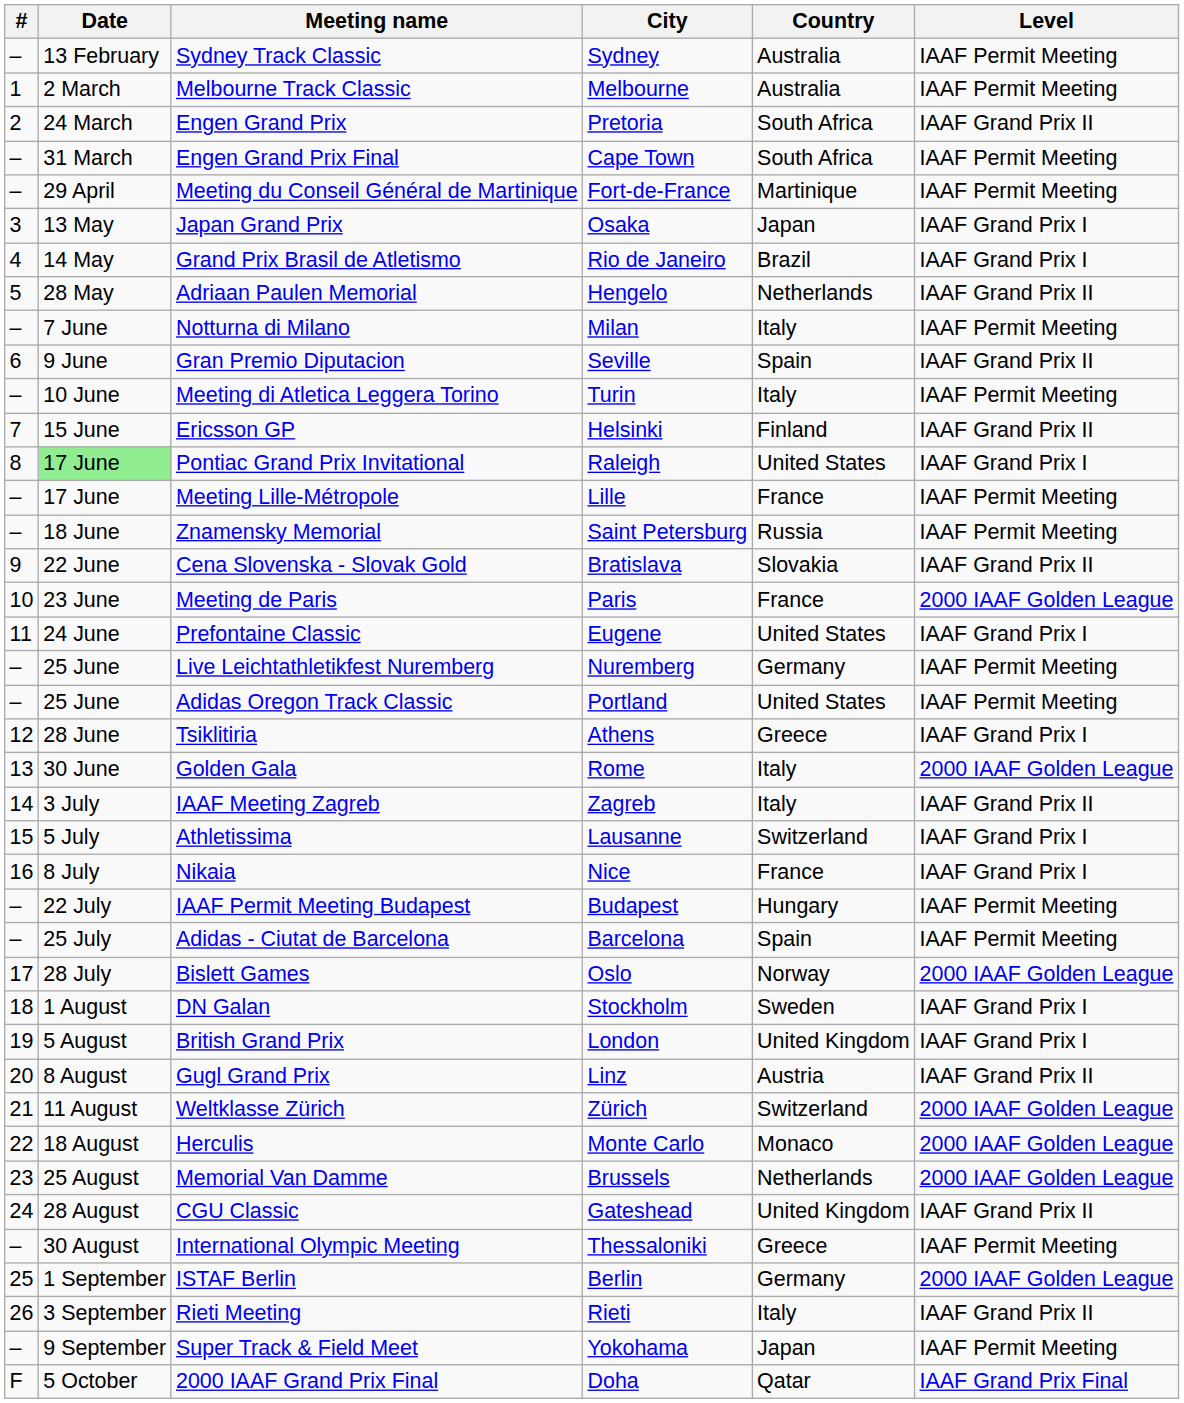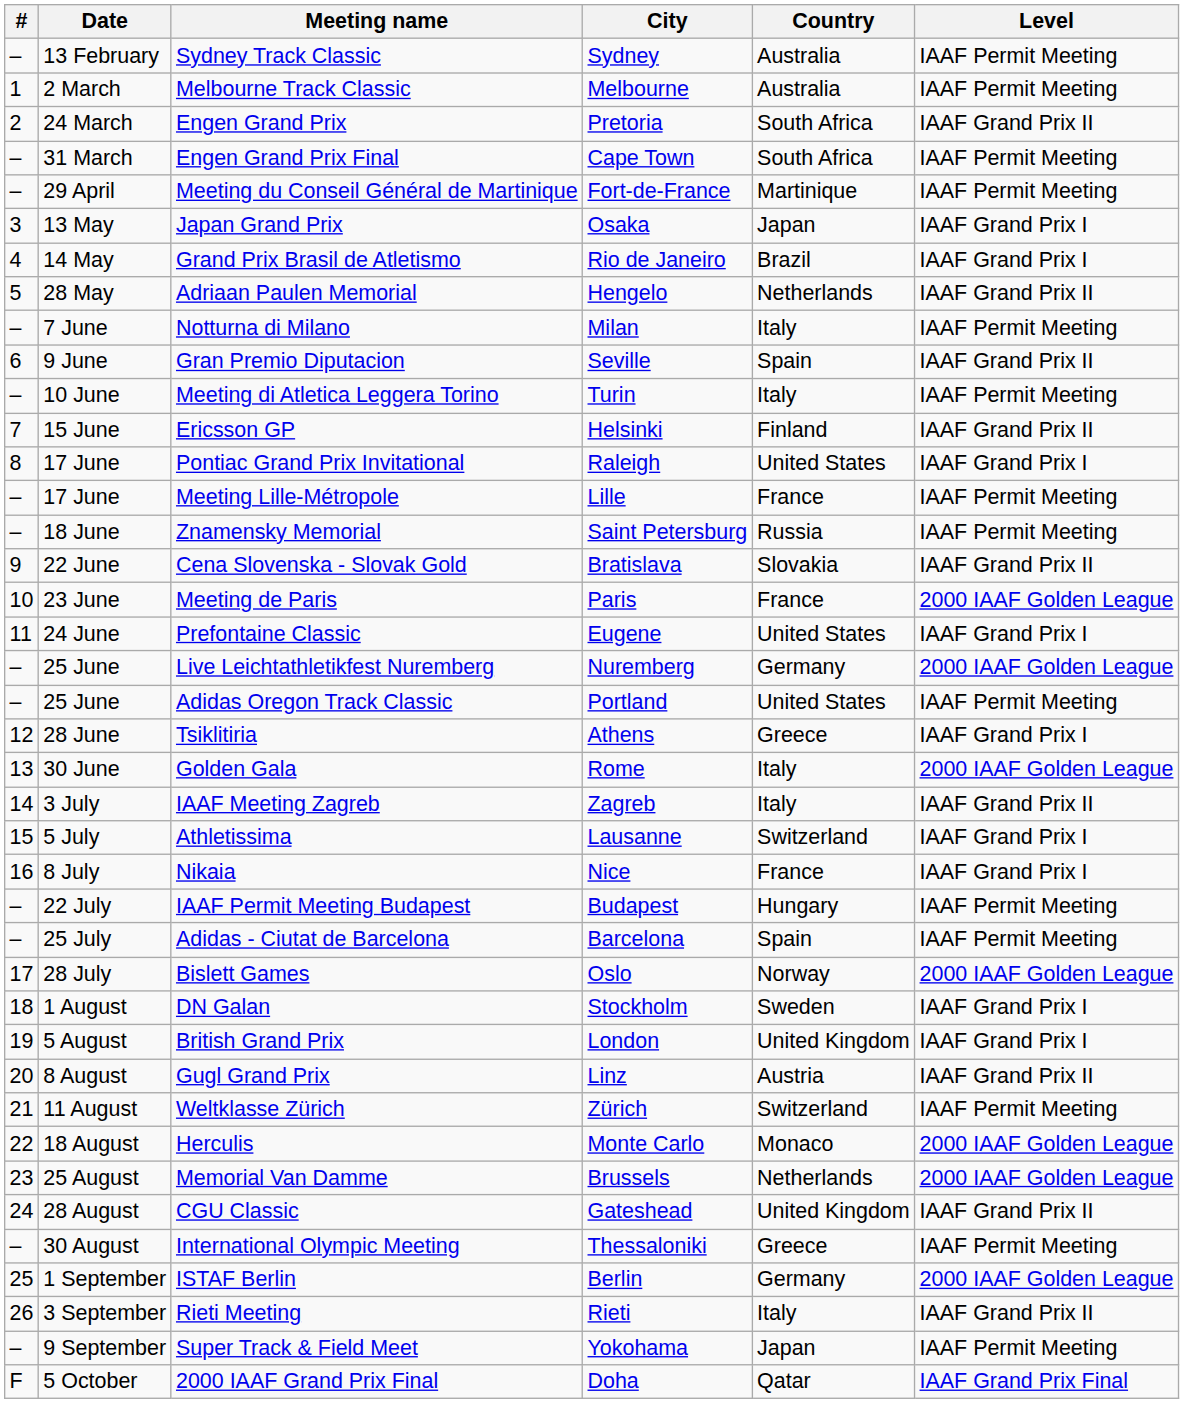(81, 463) lightgreen background -> (81, 463) no background
(1018, 667) IAAF Permit Meeting -> (1046, 667) 2000 IAAF Golden League
(1046, 1109) 2000 IAAF Golden League -> (1018, 1109) IAAF Permit Meeting
